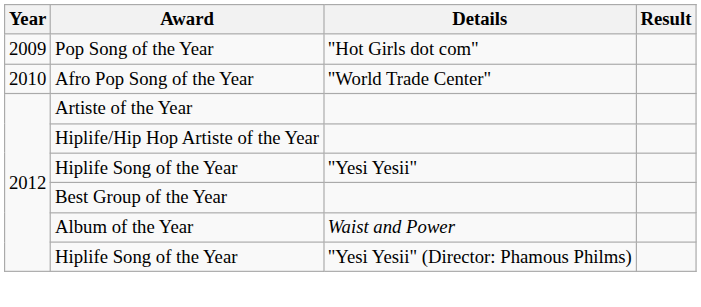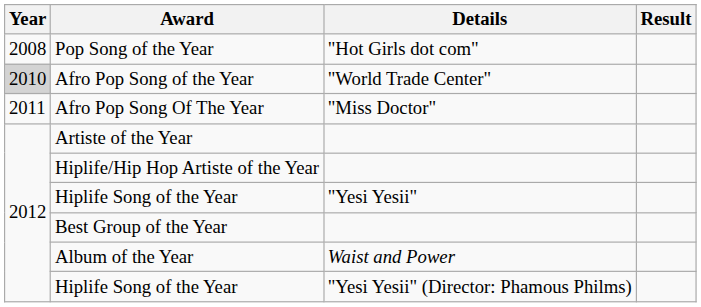(28, 49) 2009 -> (28, 49) 2008
(28, 78) no background -> (28, 78) lightgrey background
+ row: (159, 108)
